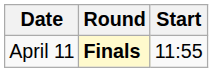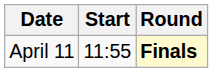columns swapped: (179, 20) <-> (115, 20)
